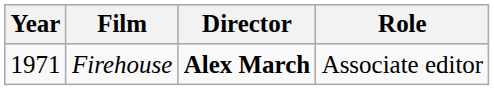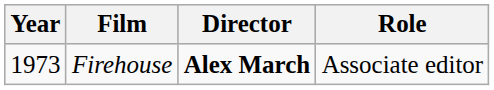(35, 63) 1971 -> (35, 63) 1973
